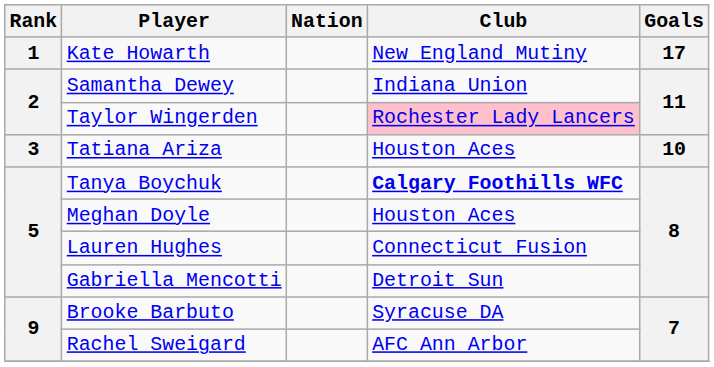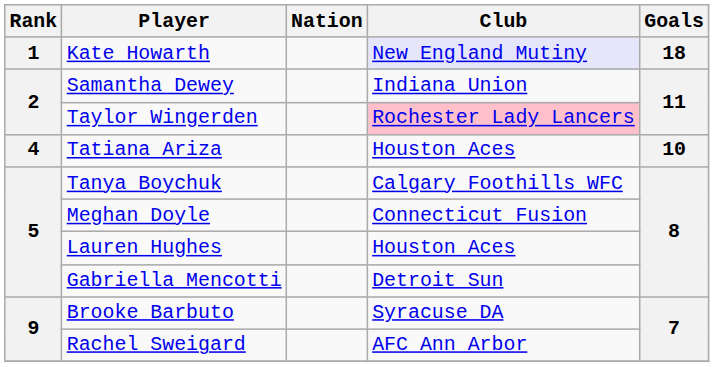(480, 53) no background -> (480, 53) lavender background
(674, 53) 17 -> (674, 53) 18
(33, 151) 3 -> (33, 151) 4
(497, 183) bold -> (497, 183) normal
(444, 215) Houston Aces -> (480, 215) Connecticut Fusion
(480, 248) Connecticut Fusion -> (444, 248) Houston Aces
